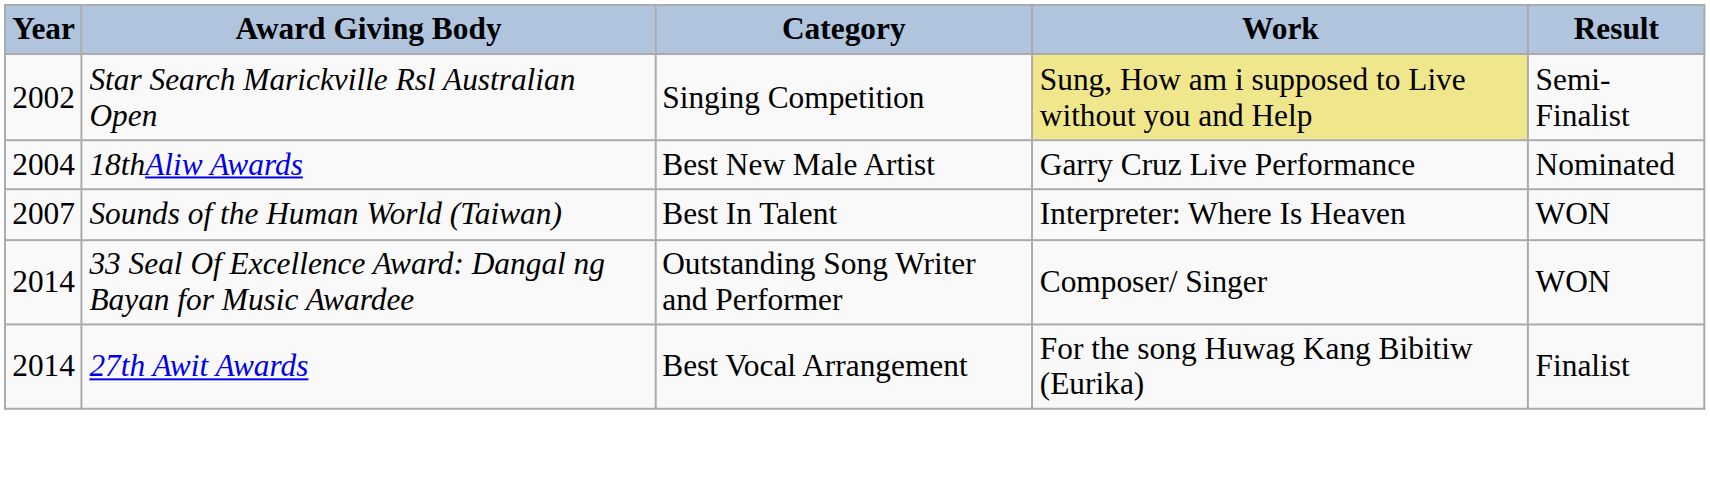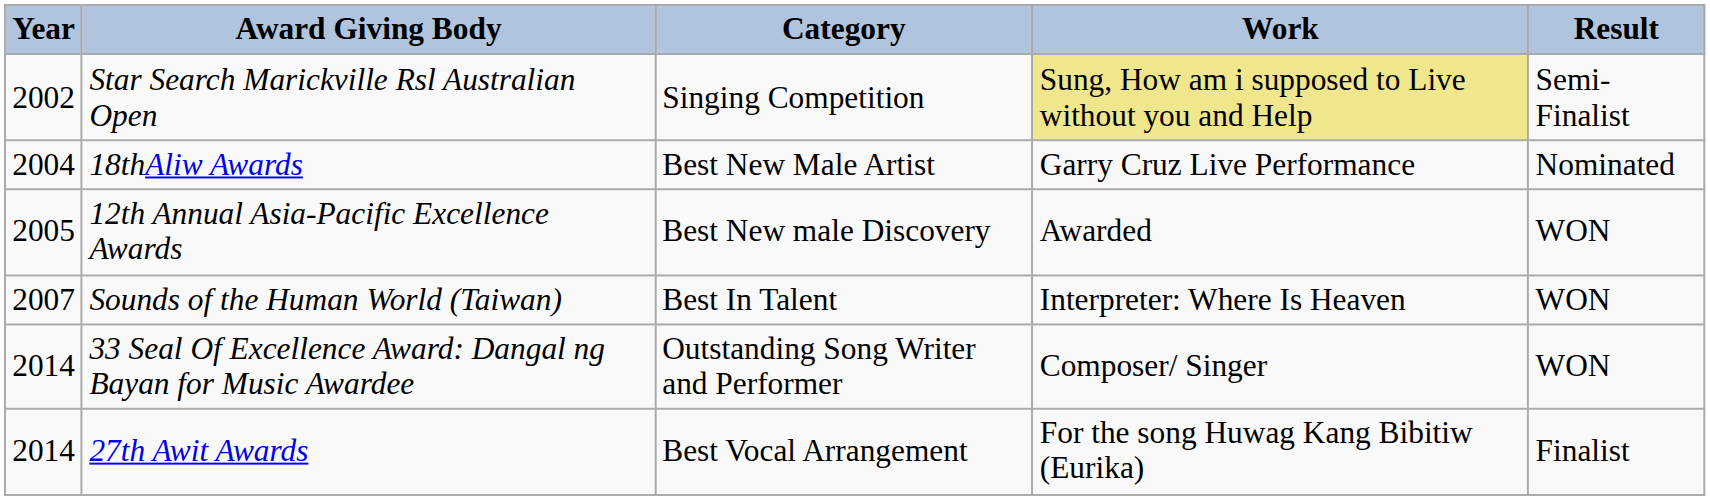+ row: (319, 231)
